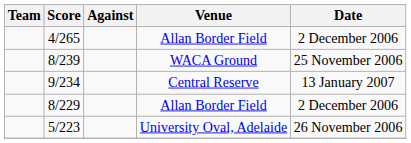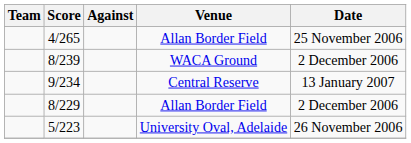(348, 37) 2 December 2006 -> (348, 37) 25 November 2006
(348, 60) 25 November 2006 -> (348, 60) 2 December 2006
